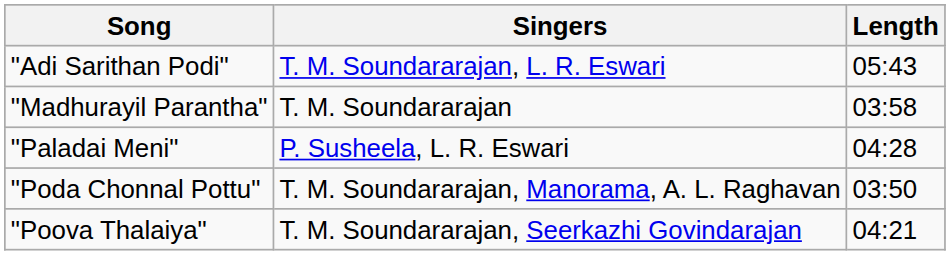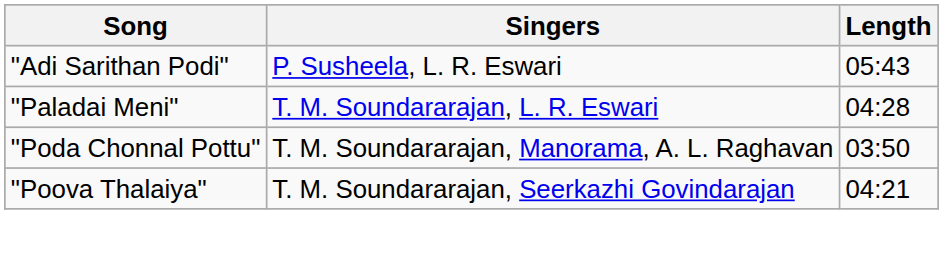(472, 66) T. M. Soundararajan, L. R. Eswari -> (417, 66) P. Susheela, L. R. Eswari
- row: (139, 107)
(424, 148) P. Susheela, L. R. Eswari -> (465, 107) T. M. Soundararajan, L. R. Eswari
